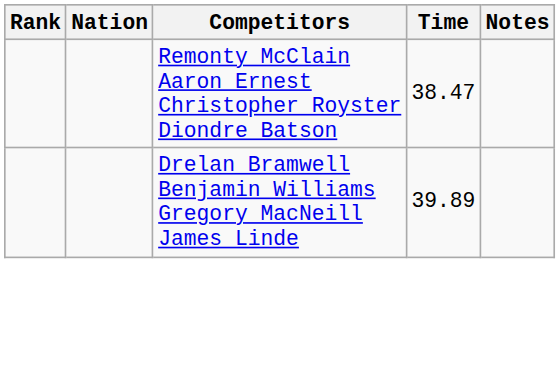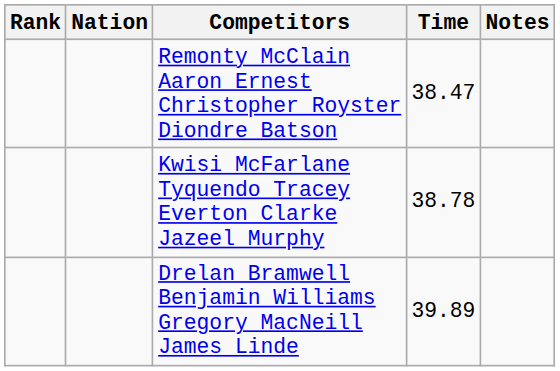+ row: (254, 202)
